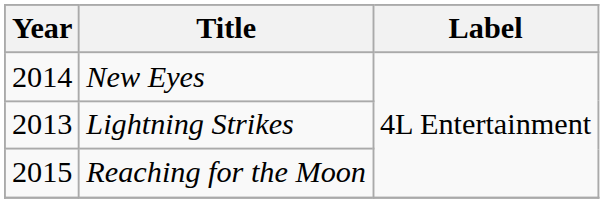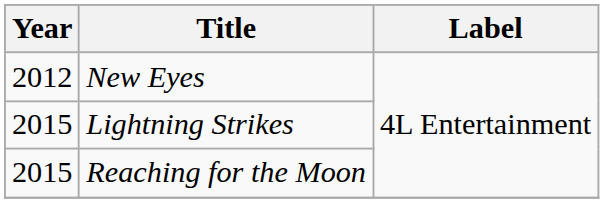(42, 76) 2014 -> (42, 76) 2012
(42, 124) 2013 -> (42, 124) 2015
